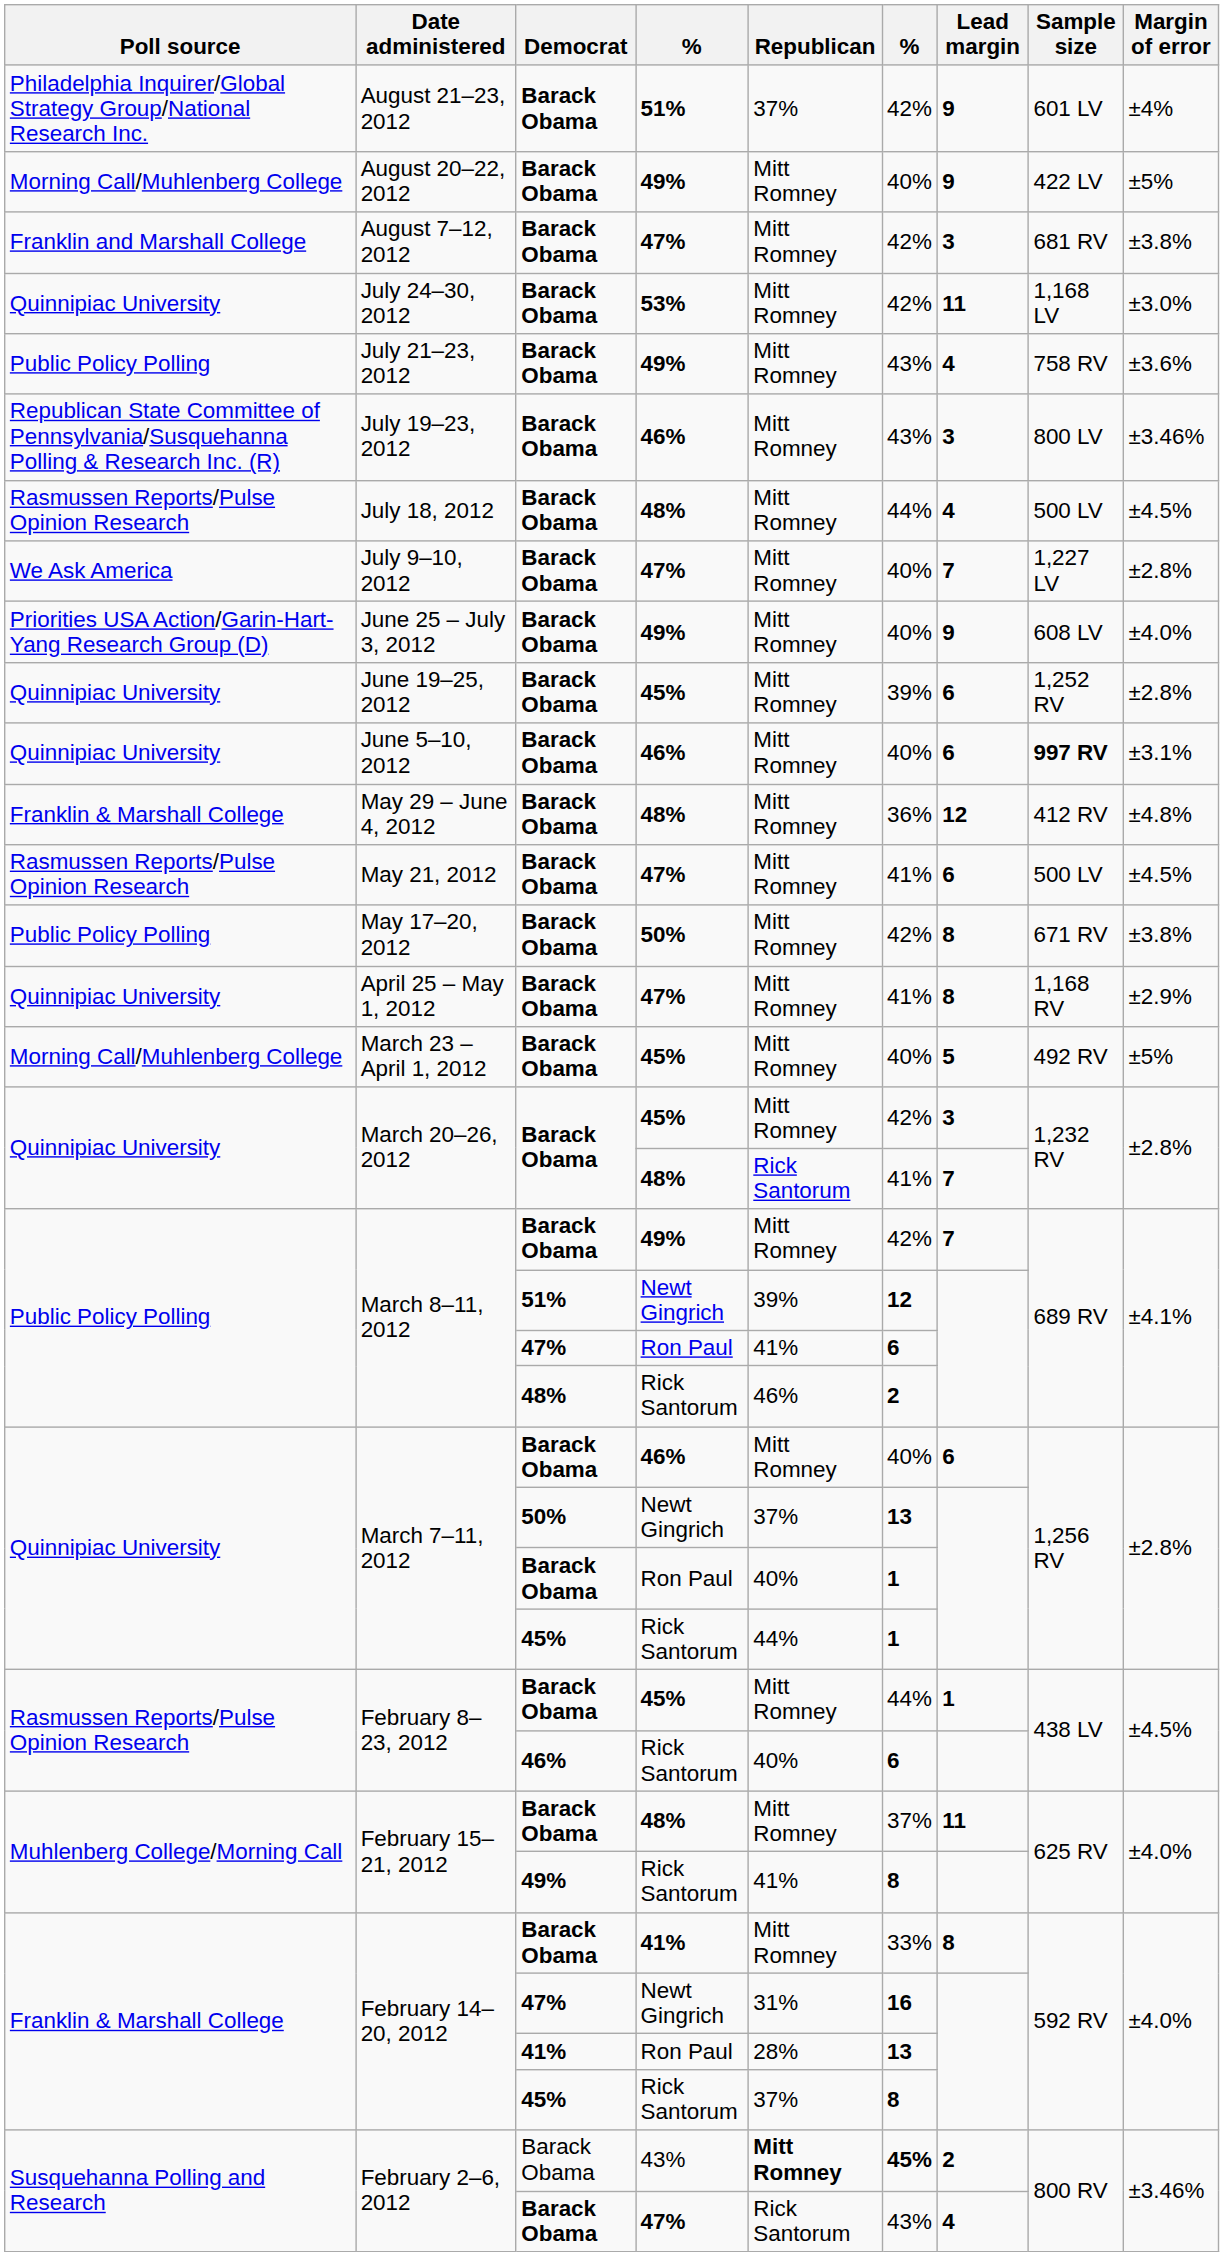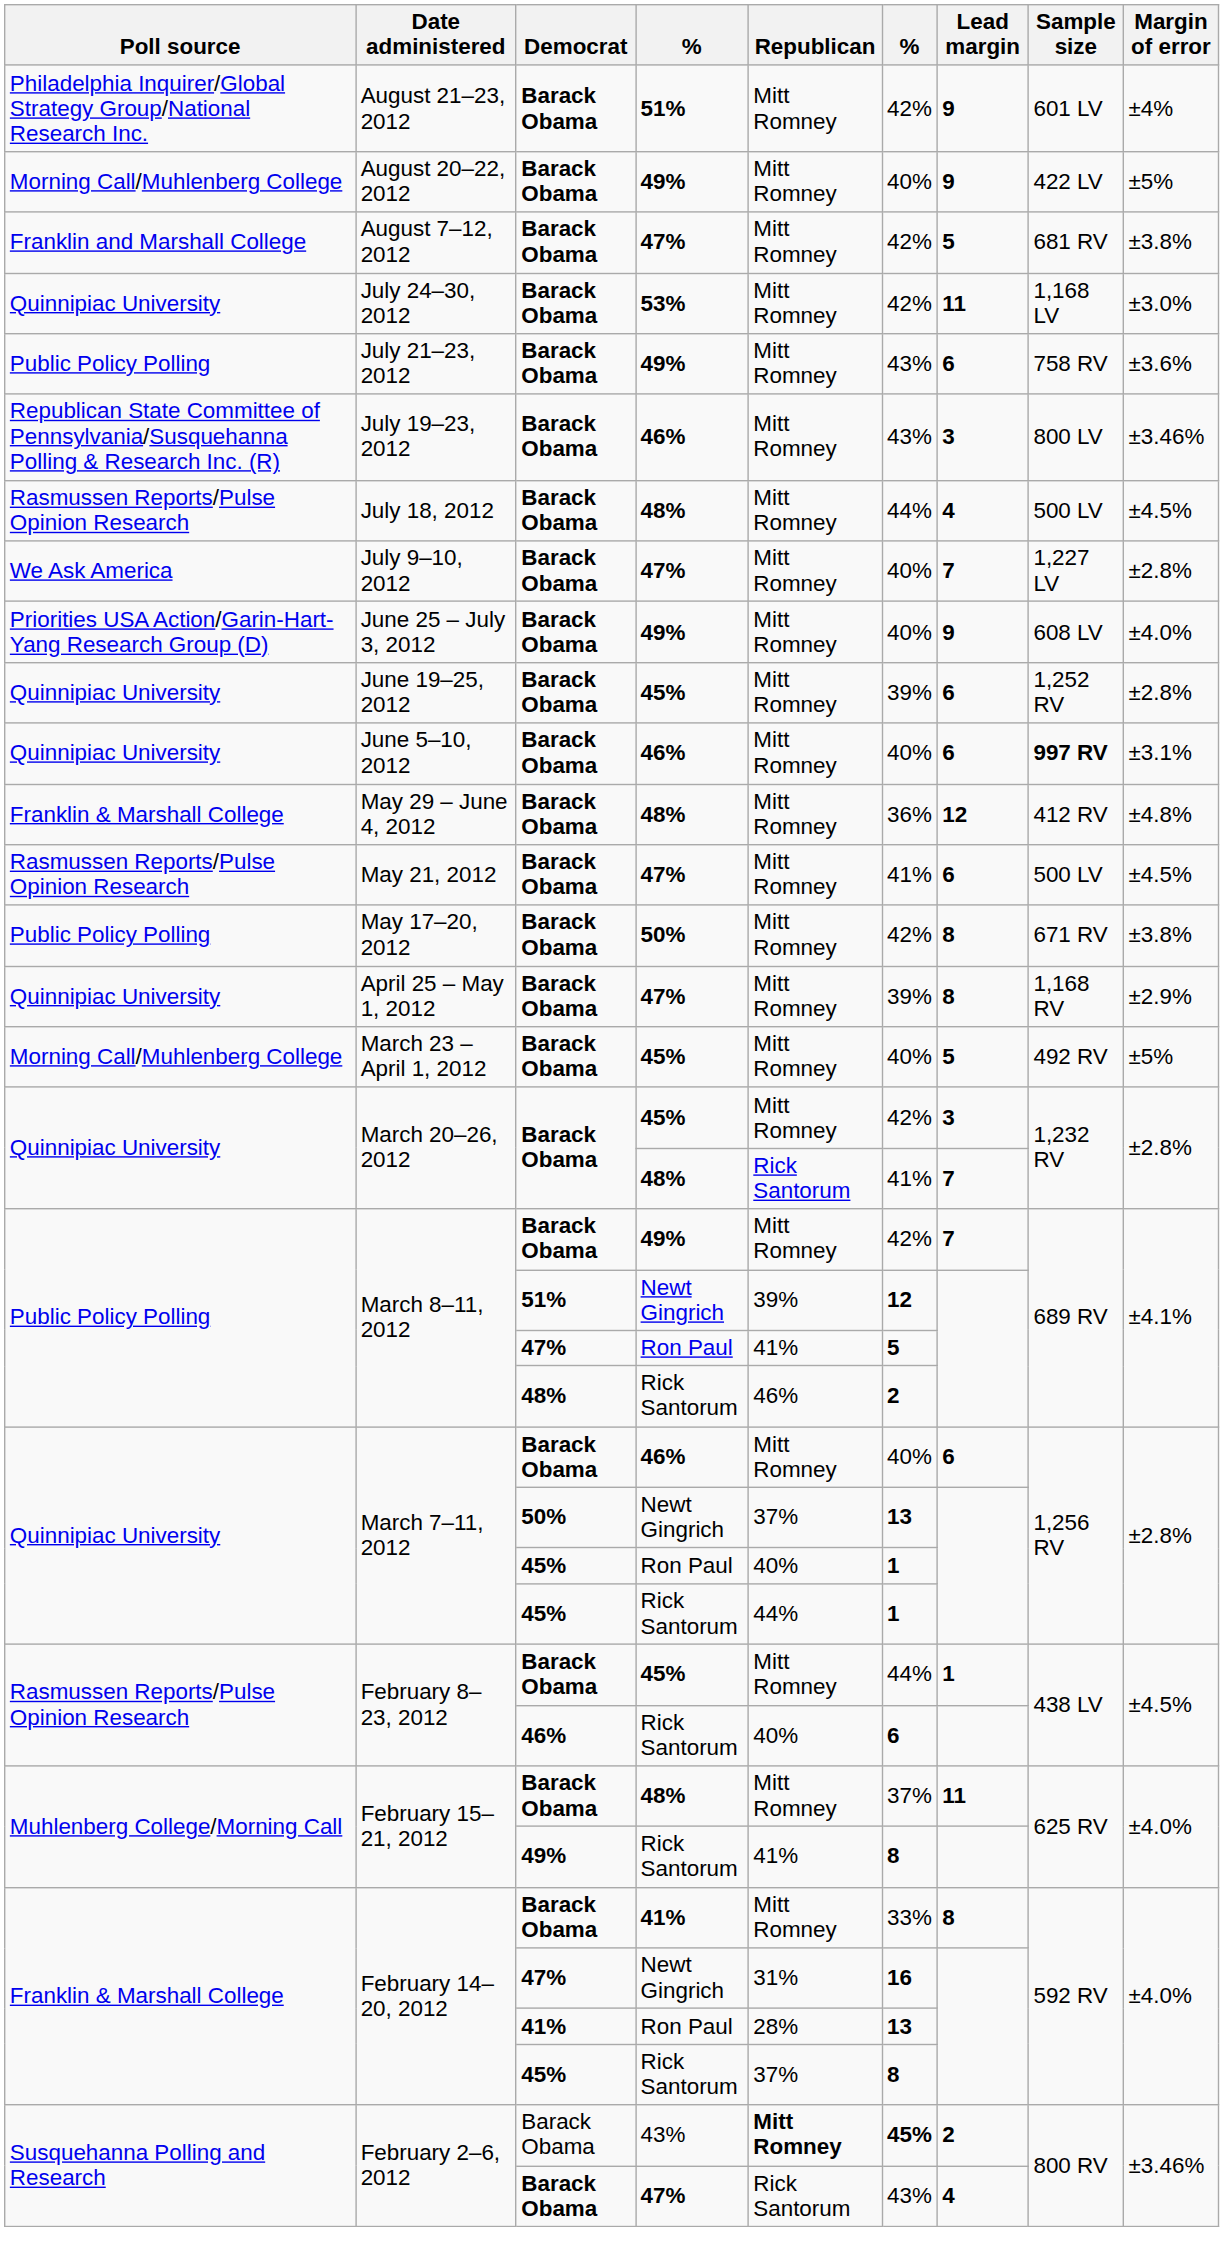(776, 108) 37% -> (795, 108) Mitt Romney
(948, 242) 3 -> (948, 242) 5
(948, 363) 4 -> (948, 363) 6
(910, 996) 41% -> (910, 996) 39%
(893, 1347) 6 -> (893, 1347) 5
(559, 1578) Barack Obama -> (544, 1565) 45%
